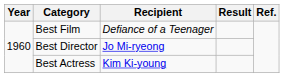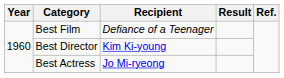(133, 47) Jo Mi-ryeong -> (134, 47) Kim Ki-young
(134, 64) Kim Ki-young -> (133, 64) Jo Mi-ryeong
